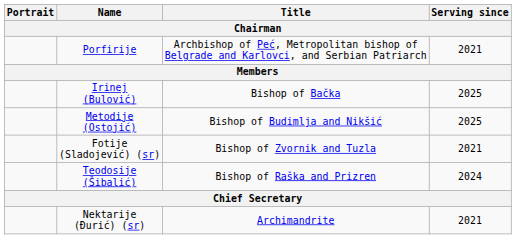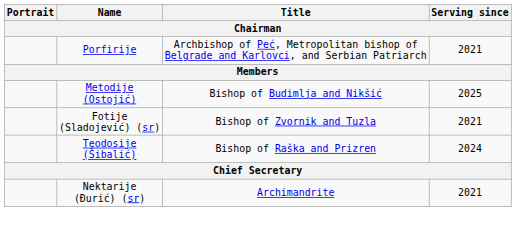- row: (110, 94)
